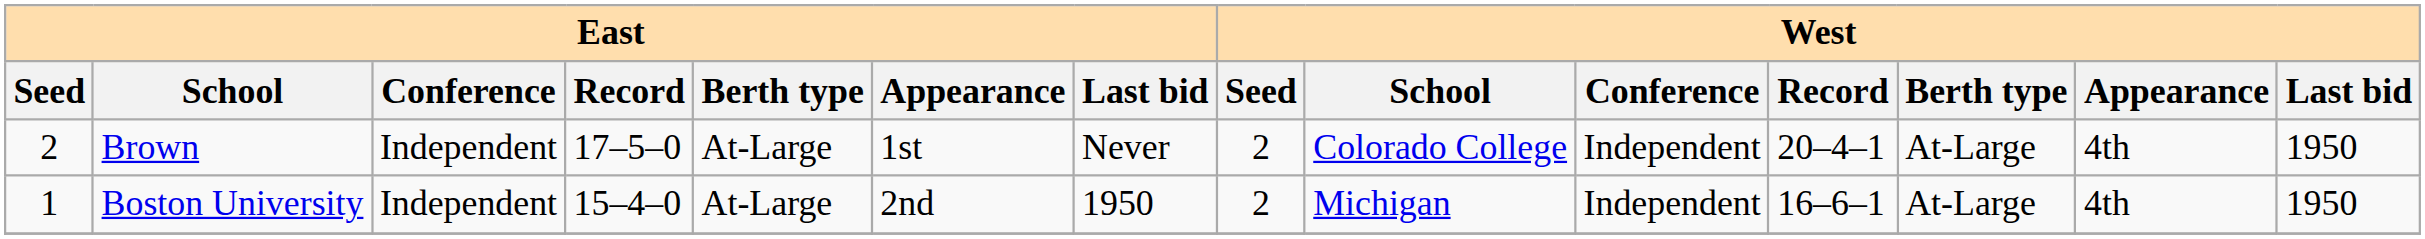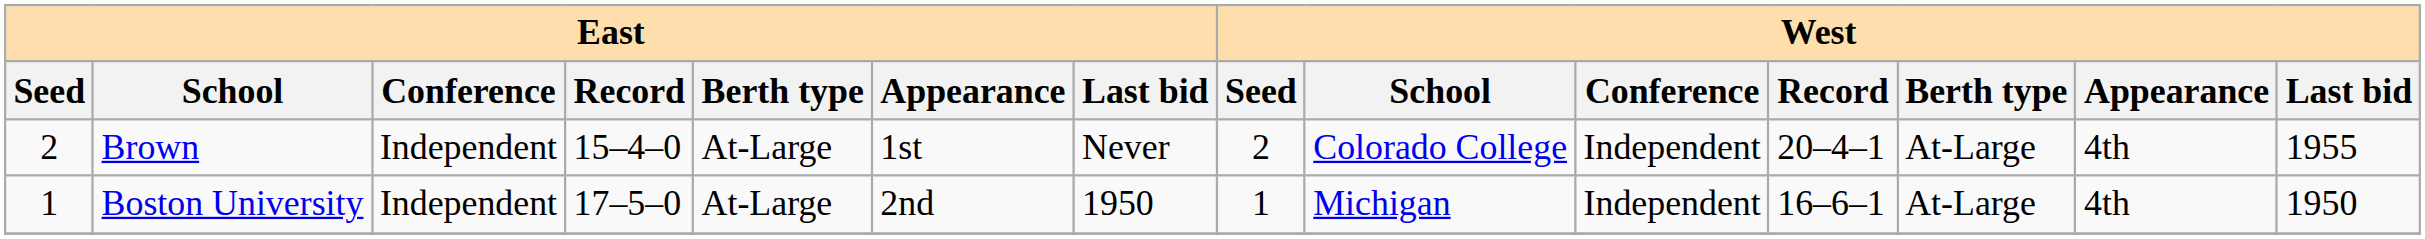(627, 146) 17–5–0 -> (627, 146) 15–4–0
(2322, 146) 1950 -> (2322, 146) 1955
(627, 203) 15–4–0 -> (627, 203) 17–5–0
(1261, 203) 2 -> (1261, 203) 1
